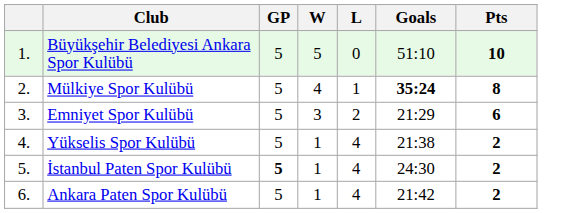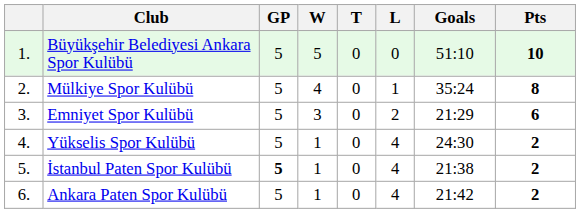+ column: (356, 17)
(416, 89) bold -> (455, 89) normal
(416, 141) 21:38 -> (455, 141) 24:30
(416, 168) 24:30 -> (455, 168) 21:38
